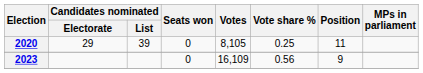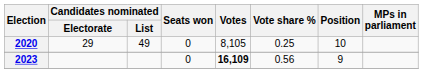(144, 44) 39 -> (144, 44) 49
(340, 44) 11 -> (340, 44) 10
(233, 60) normal -> (233, 60) bold
